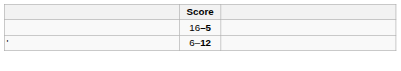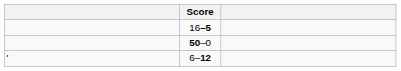+ row: (200, 43)
